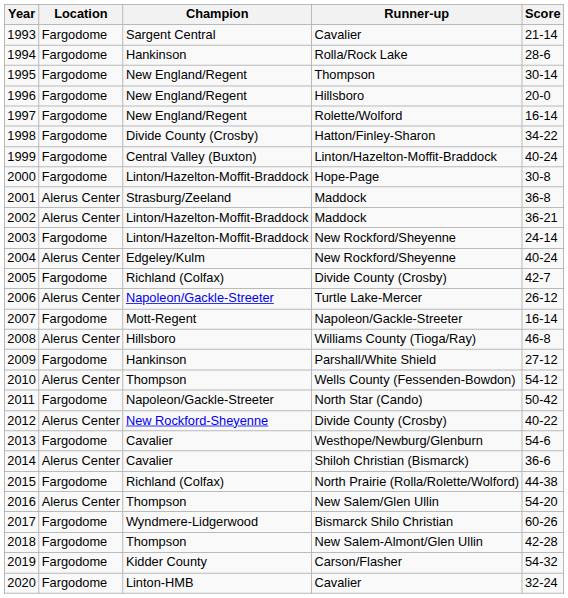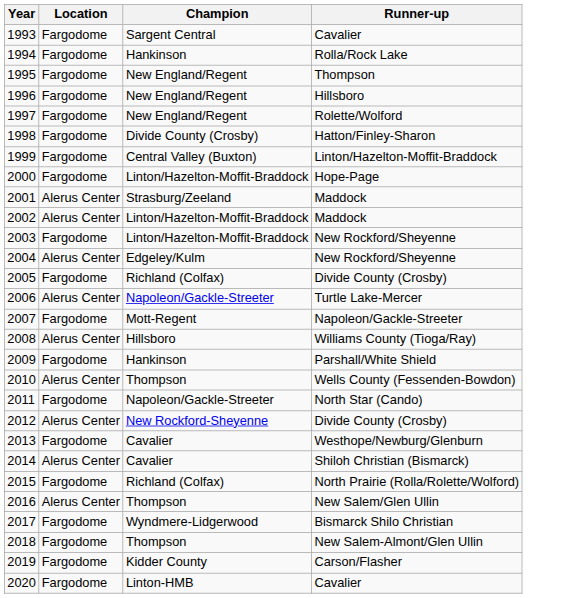- column: (543, 14)
